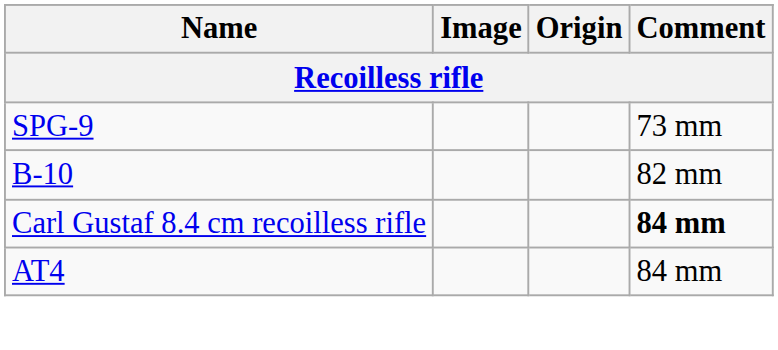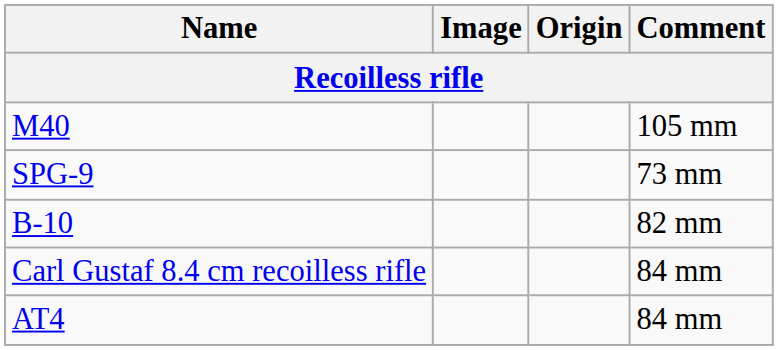+ row: (41, 125)
(681, 222) bold -> (679, 271) normal
